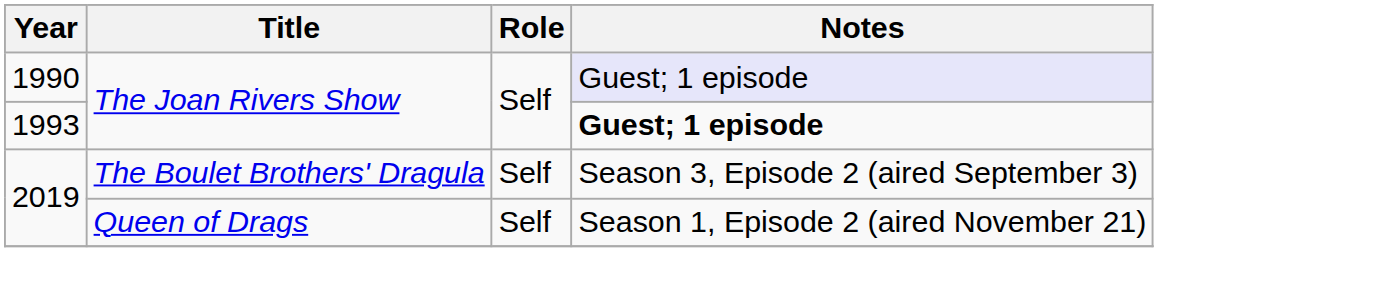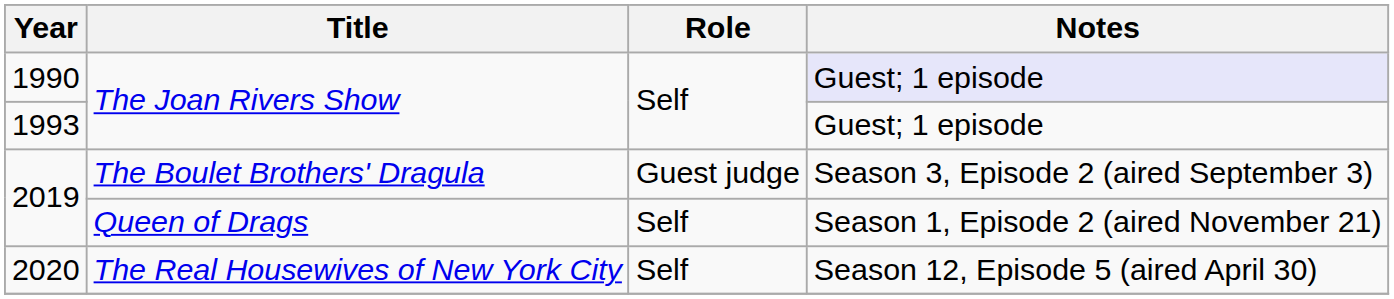(701, 125) bold -> (929, 125) normal
(525, 173) Self -> (718, 173) Guest judge
+ row: (46, 269)
